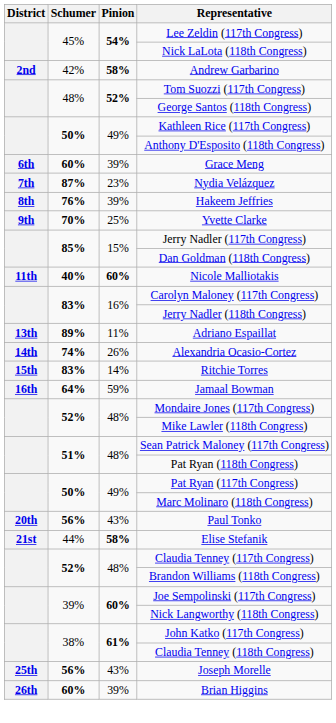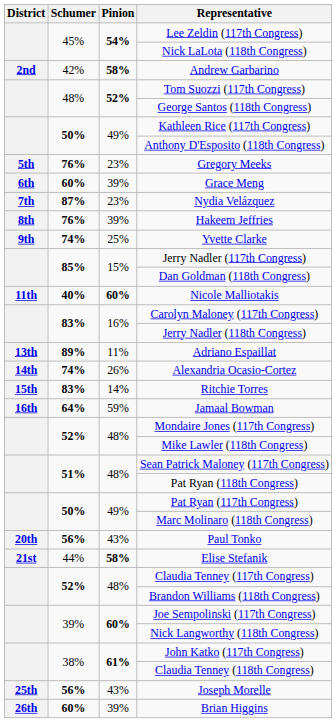+ row: (234, 164)
(73, 220) 70% -> (73, 239) 74%
